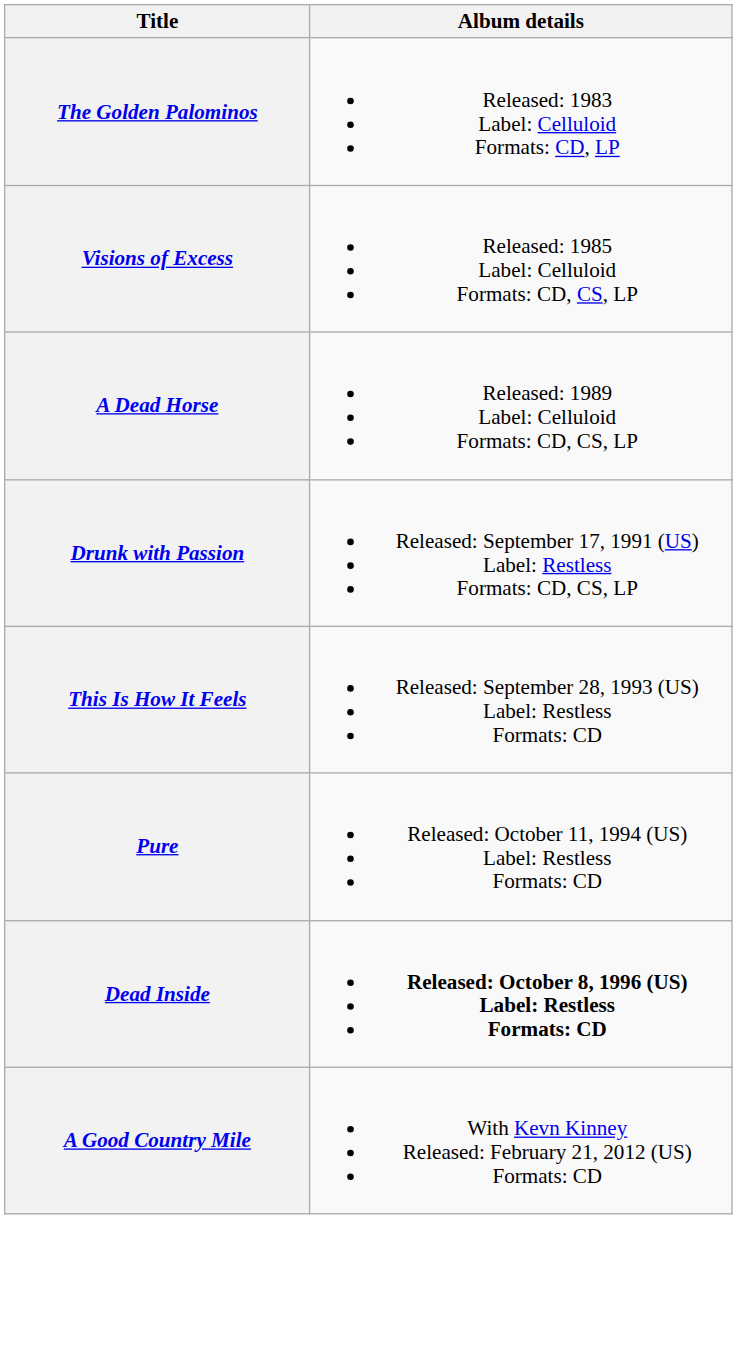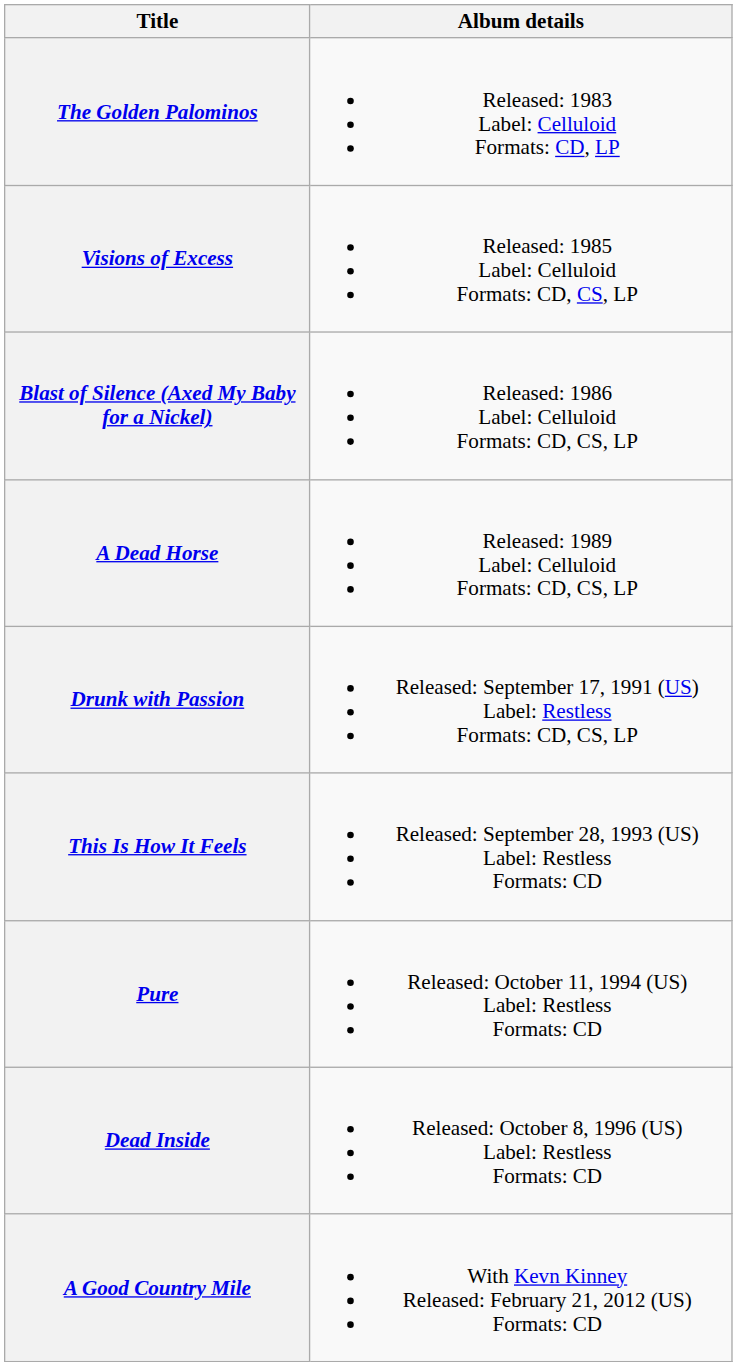+ row: (157, 405)
(521, 1006) bold -> (521, 1153) normal
